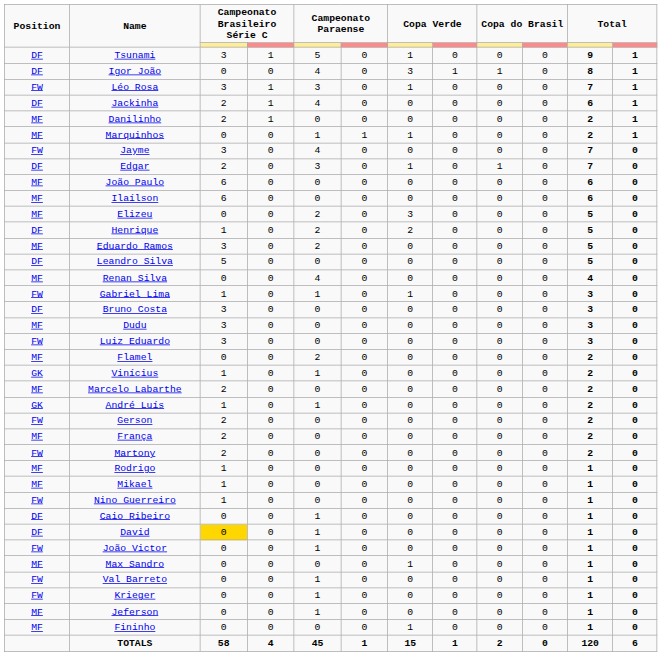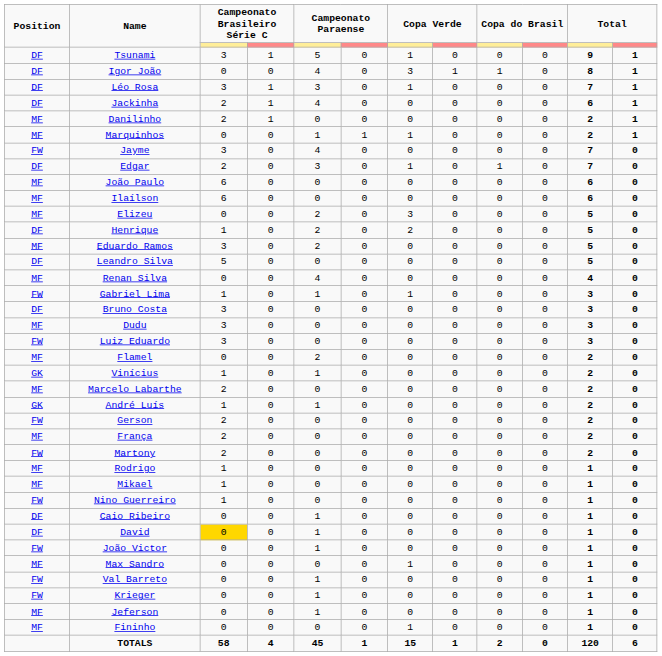(37, 87) FW -> (37, 87) DF
